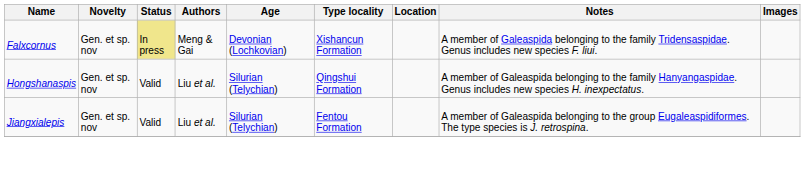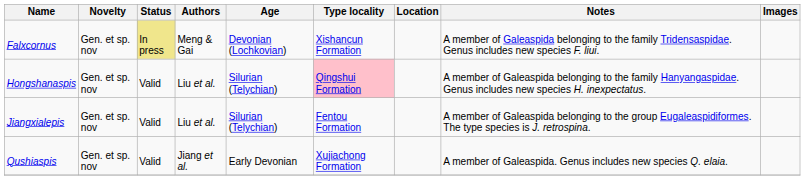(339, 84) no background -> (339, 84) pink background
+ row: (32, 161)
